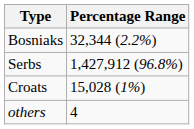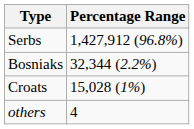rows swapped: (25, 64) <-> (36, 40)
